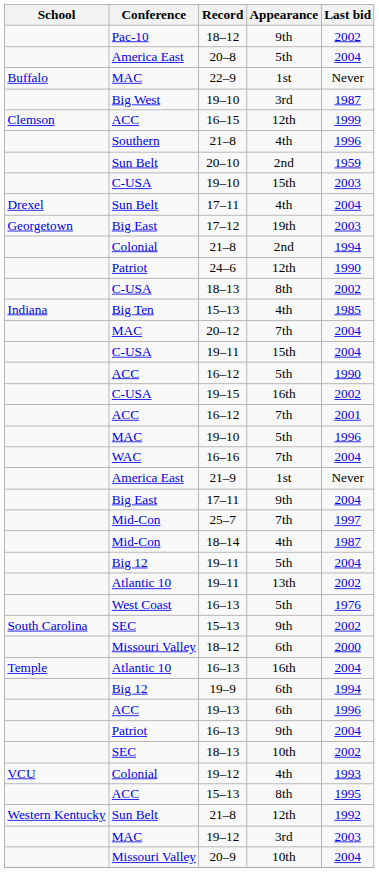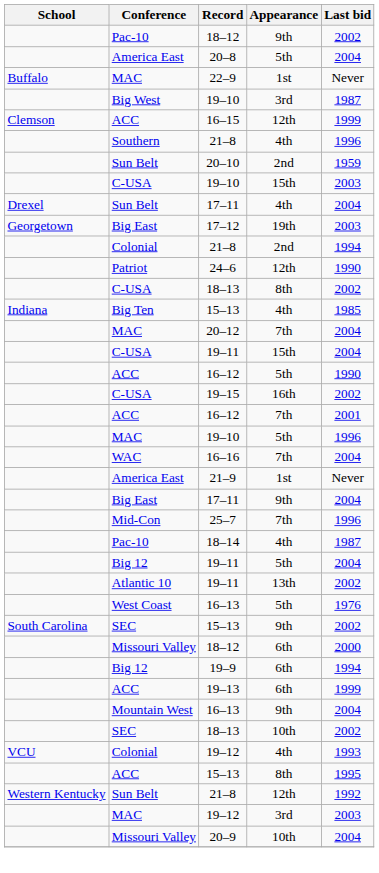(348, 520) 1997 -> (348, 520) 1996
(136, 541) Mid-Con -> (130, 541) Pac-10
- row: (223, 667)
(348, 710) 1996 -> (348, 688) 1999
(129, 731) Patriot -> (152, 710) Mountain West
